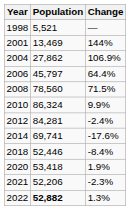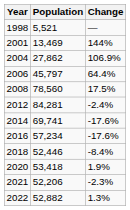(102, 89) 71.5% -> (102, 89) 17.5%
- row: (17, 105)
+ row: (17, 136)
(48, 197) bold -> (48, 197) normal
